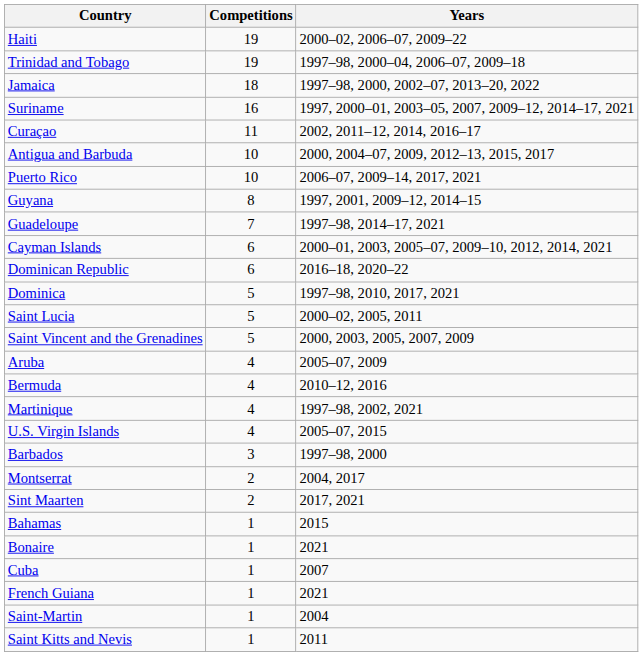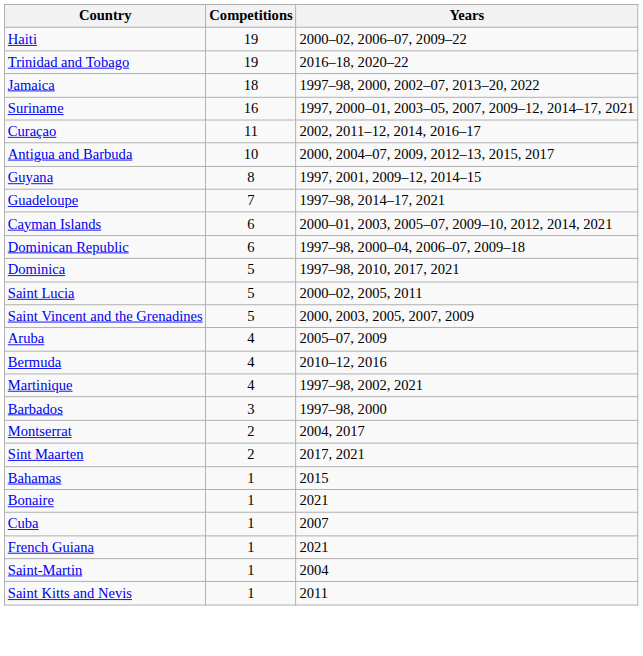(412, 62) 1997–98, 2000–04, 2006–07, 2009–18 -> (354, 62) 2016–18, 2020–22
- row: (42, 177)
(354, 270) 2016–18, 2020–22 -> (412, 246) 1997–98, 2000–04, 2006–07, 2009–18
- row: (63, 431)
